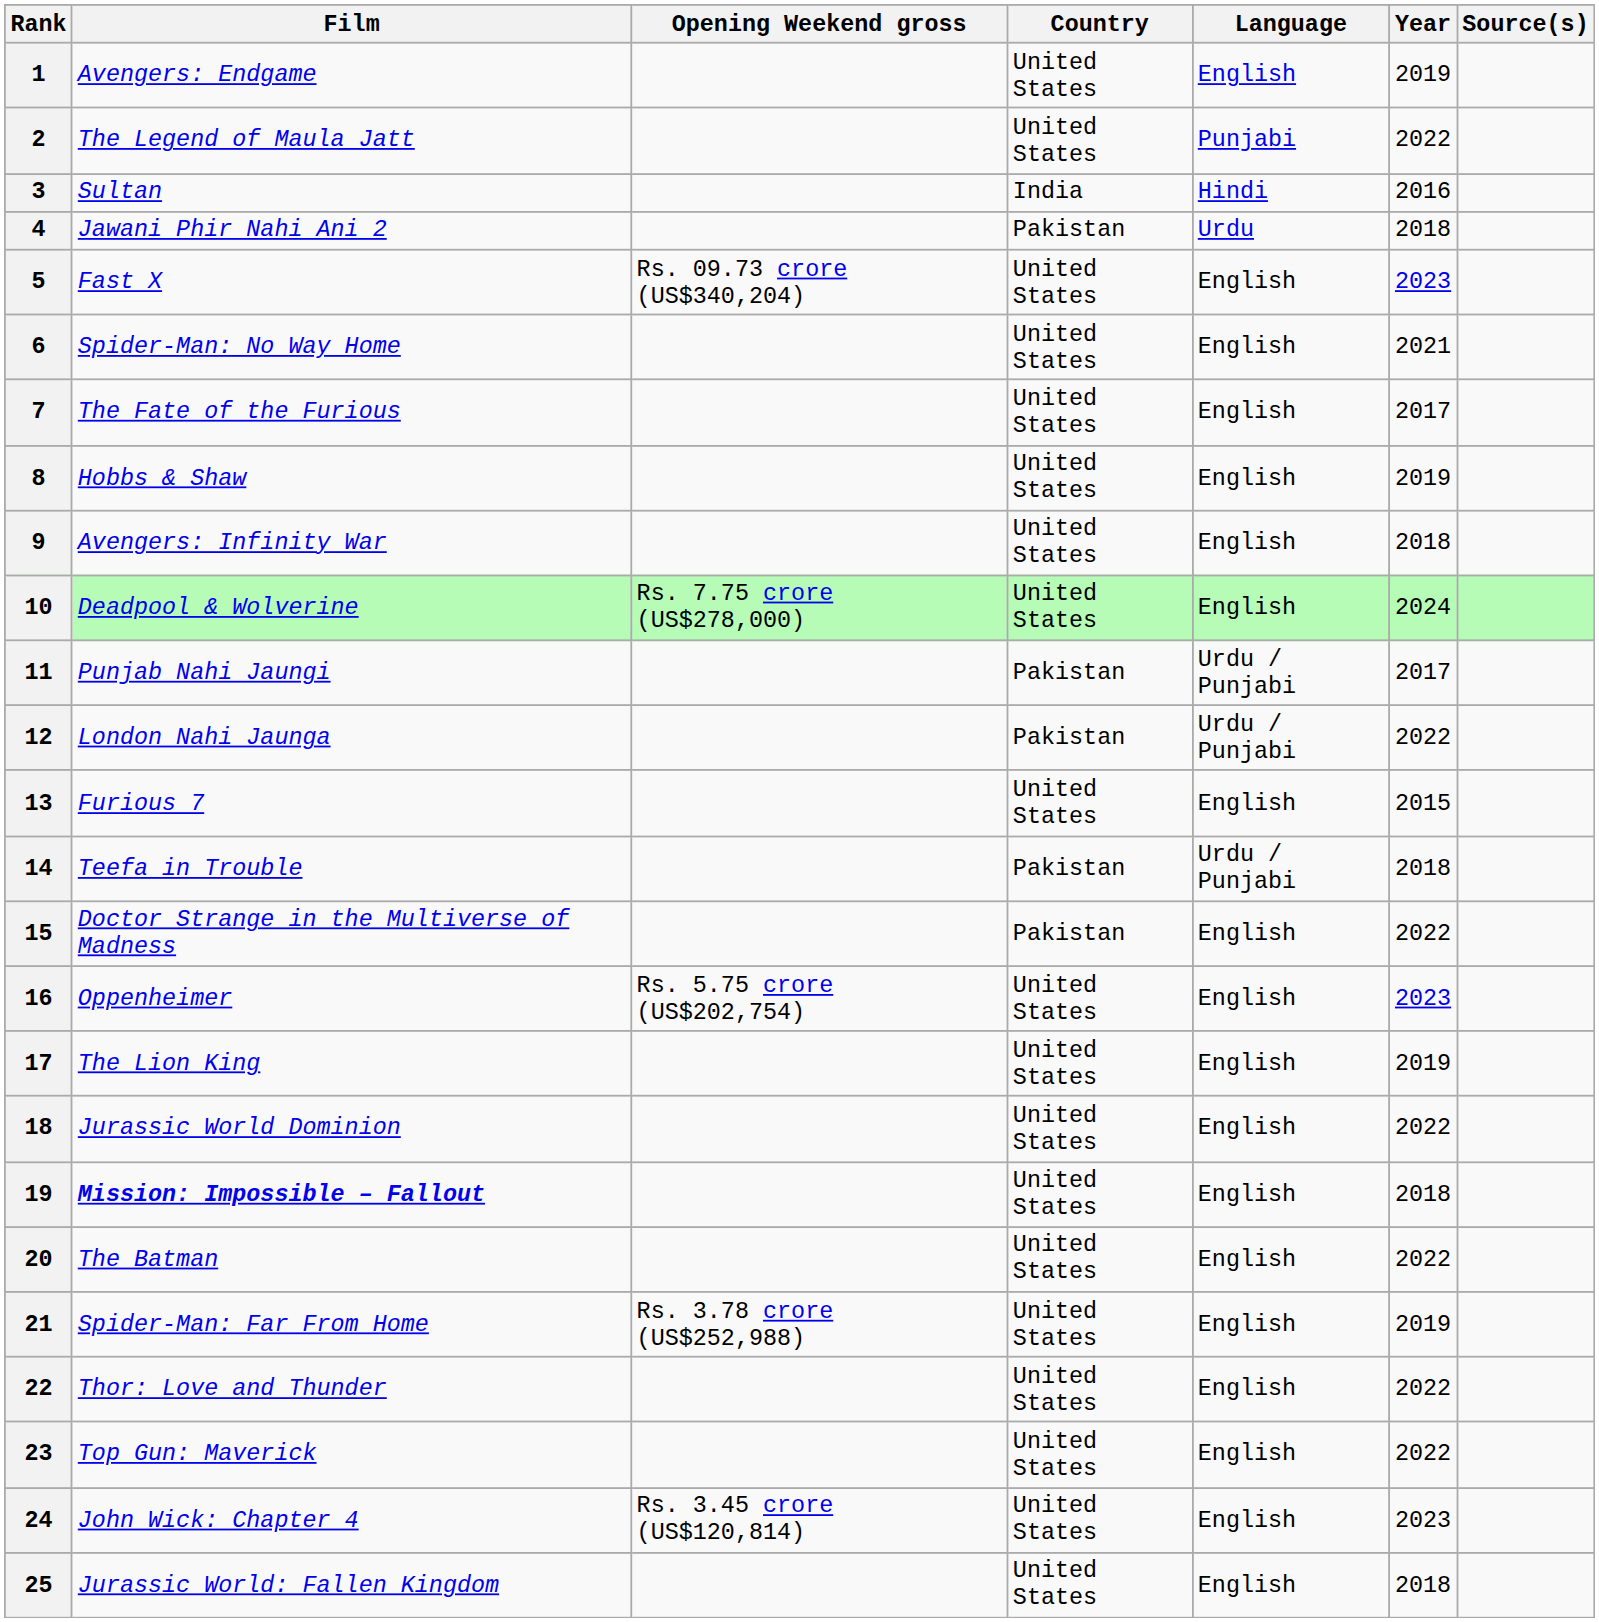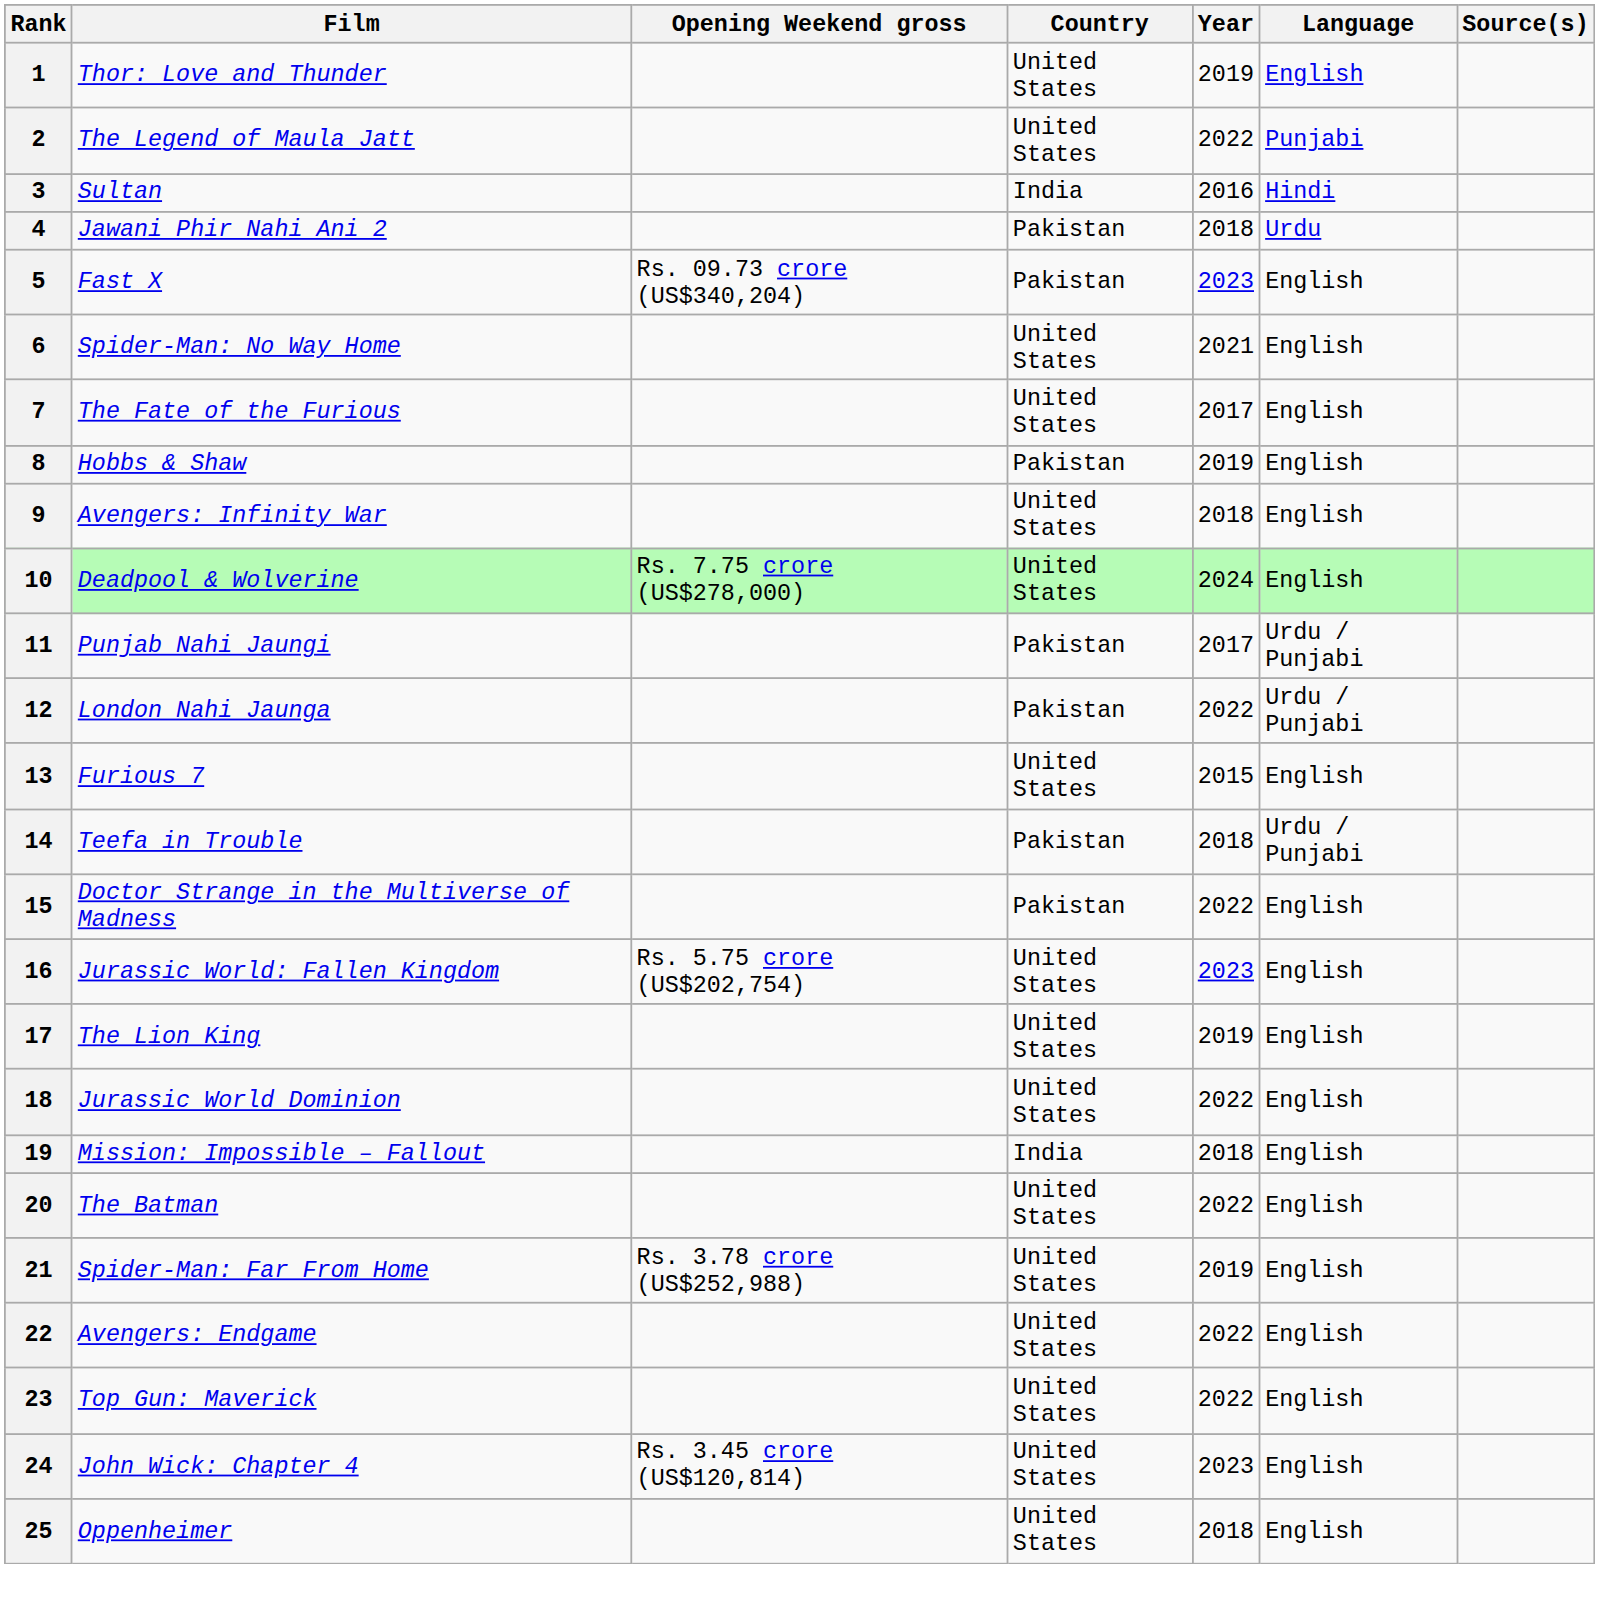columns swapped: (1291, 24) <-> (1423, 24)
(197, 76) Avengers: Endgame -> (232, 76) Thor: Love and Thunder
(1055, 282) United States -> (1069, 282) Pakistan
(1055, 478) United States -> (1069, 464) Pakistan
(155, 999) Oppenheimer -> (288, 972) Jurassic World: Fallen Kingdom
(281, 1194) bold -> (281, 1154) normal
(1055, 1194) United States -> (1048, 1154) India
(232, 1389) Thor: Love and Thunder -> (197, 1335) Avengers: Endgame
(288, 1585) Jurassic World: Fallen Kingdom -> (155, 1531) Oppenheimer
